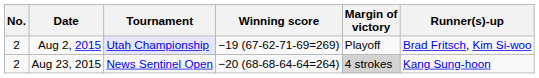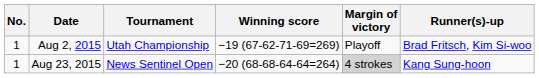(17, 45) 2 -> (17, 45) 1
(158, 45) lavender background -> (158, 45) no background
(17, 64) 2 -> (17, 64) 1
